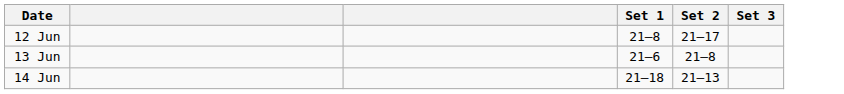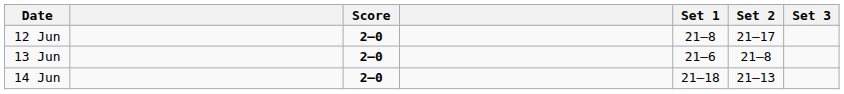+ column: (371, 15)
